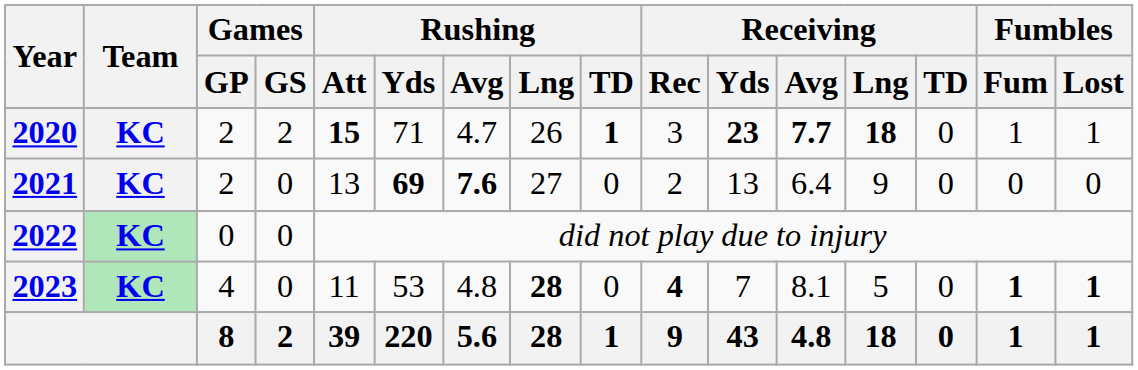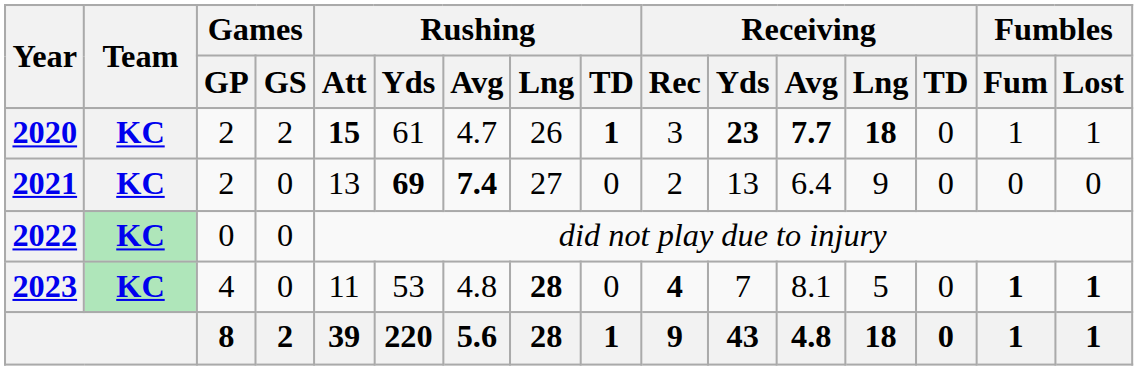(408, 132) 71 -> (408, 132) 61
(477, 183) 7.6 -> (477, 183) 7.4
